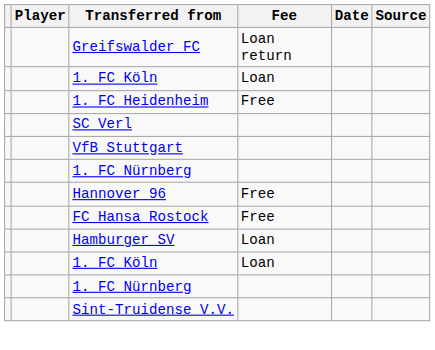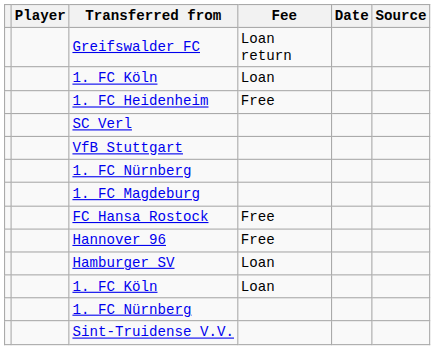+ row: (136, 194)
rows swapped: (140, 217) <-> (119, 194)
